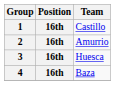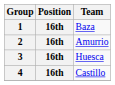(90, 27) Castillo -> (85, 27) Baza
(85, 73) Baza -> (90, 73) Castillo
